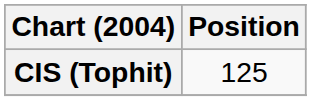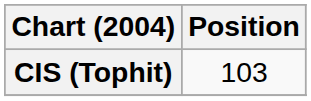(244, 71) 125 -> (244, 71) 103
